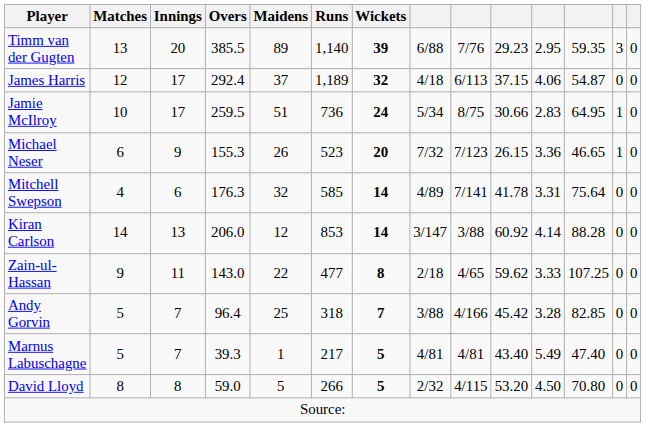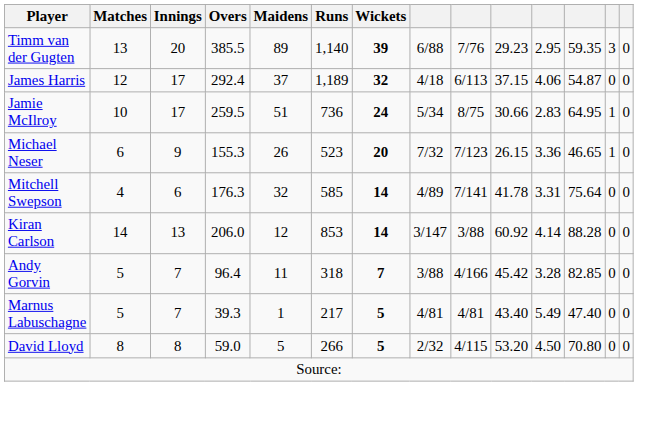- row: (32, 273)
(281, 313) 25 -> (281, 273) 11
